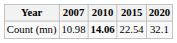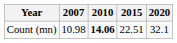(132, 30) 22.54 -> (132, 30) 22.51
